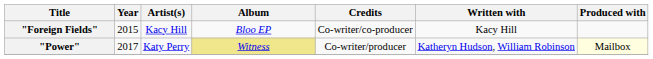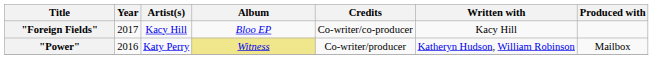(128, 29) 2015 -> (128, 29) 2017
(128, 46) 2017 -> (128, 46) 2016
(613, 46) lightyellow background -> (613, 46) no background
